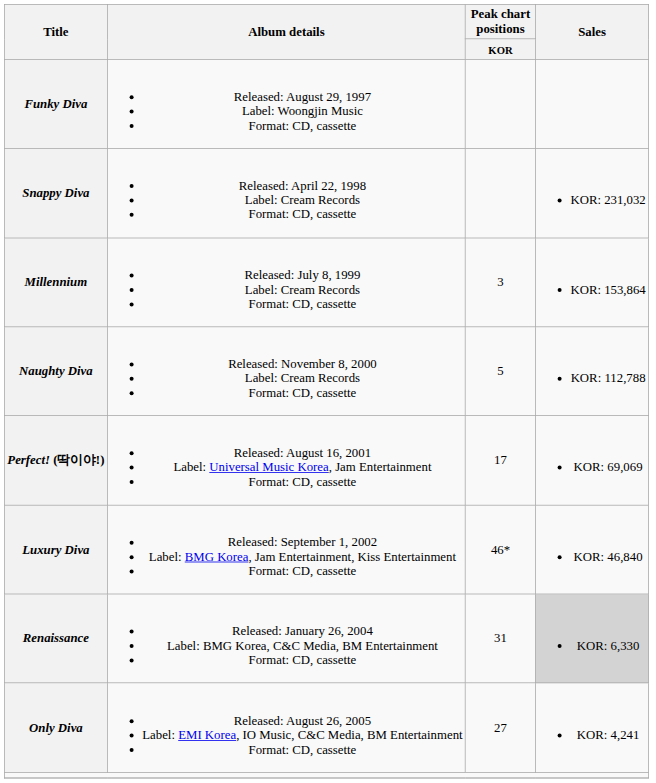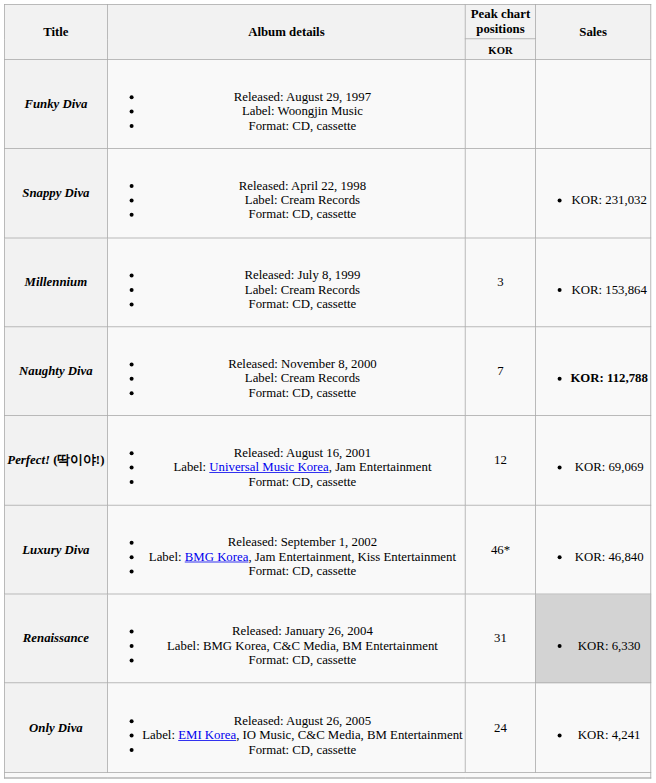(500, 371) 5 -> (500, 371) 7
(592, 378) normal -> (593, 378) bold
(500, 460) 17 -> (500, 460) 12
(500, 727) 27 -> (500, 727) 24
